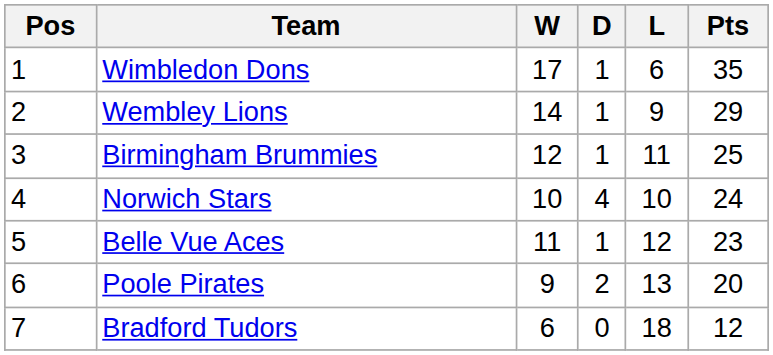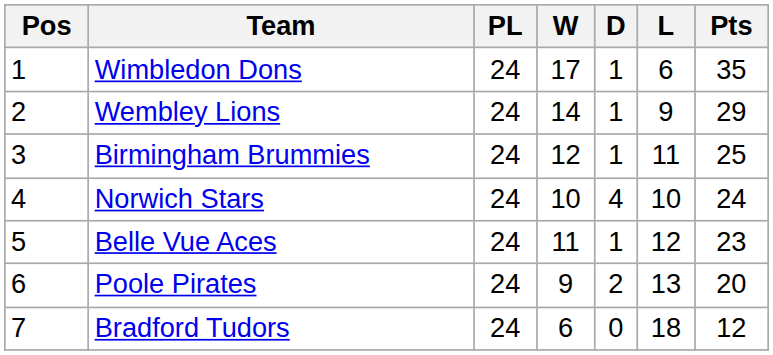+ column: (505, 26)
